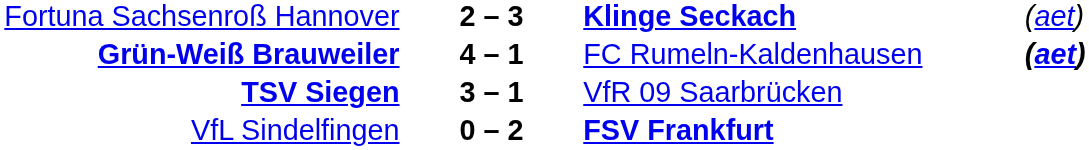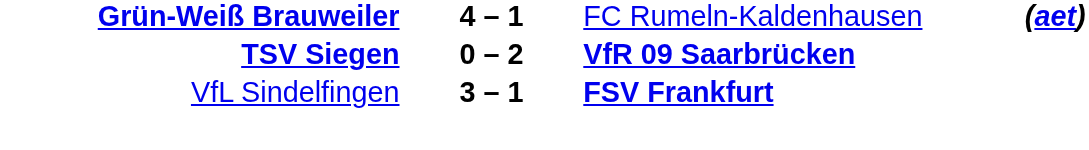- row: (202, 16)
(491, 92) 3 – 1 -> (491, 54) 0 – 2
(713, 92) normal -> (719, 54) bold
(491, 130) 0 – 2 -> (491, 92) 3 – 1
